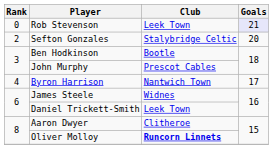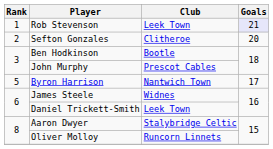(17, 25) 0 -> (17, 25) 1
(190, 39) Stalybridge Celtic -> (167, 39) Clitheroe
(17, 81) 4 -> (17, 81) 5
(167, 123) Clitheroe -> (190, 123) Stalybridge Celtic
(182, 137) bold -> (182, 137) normal
